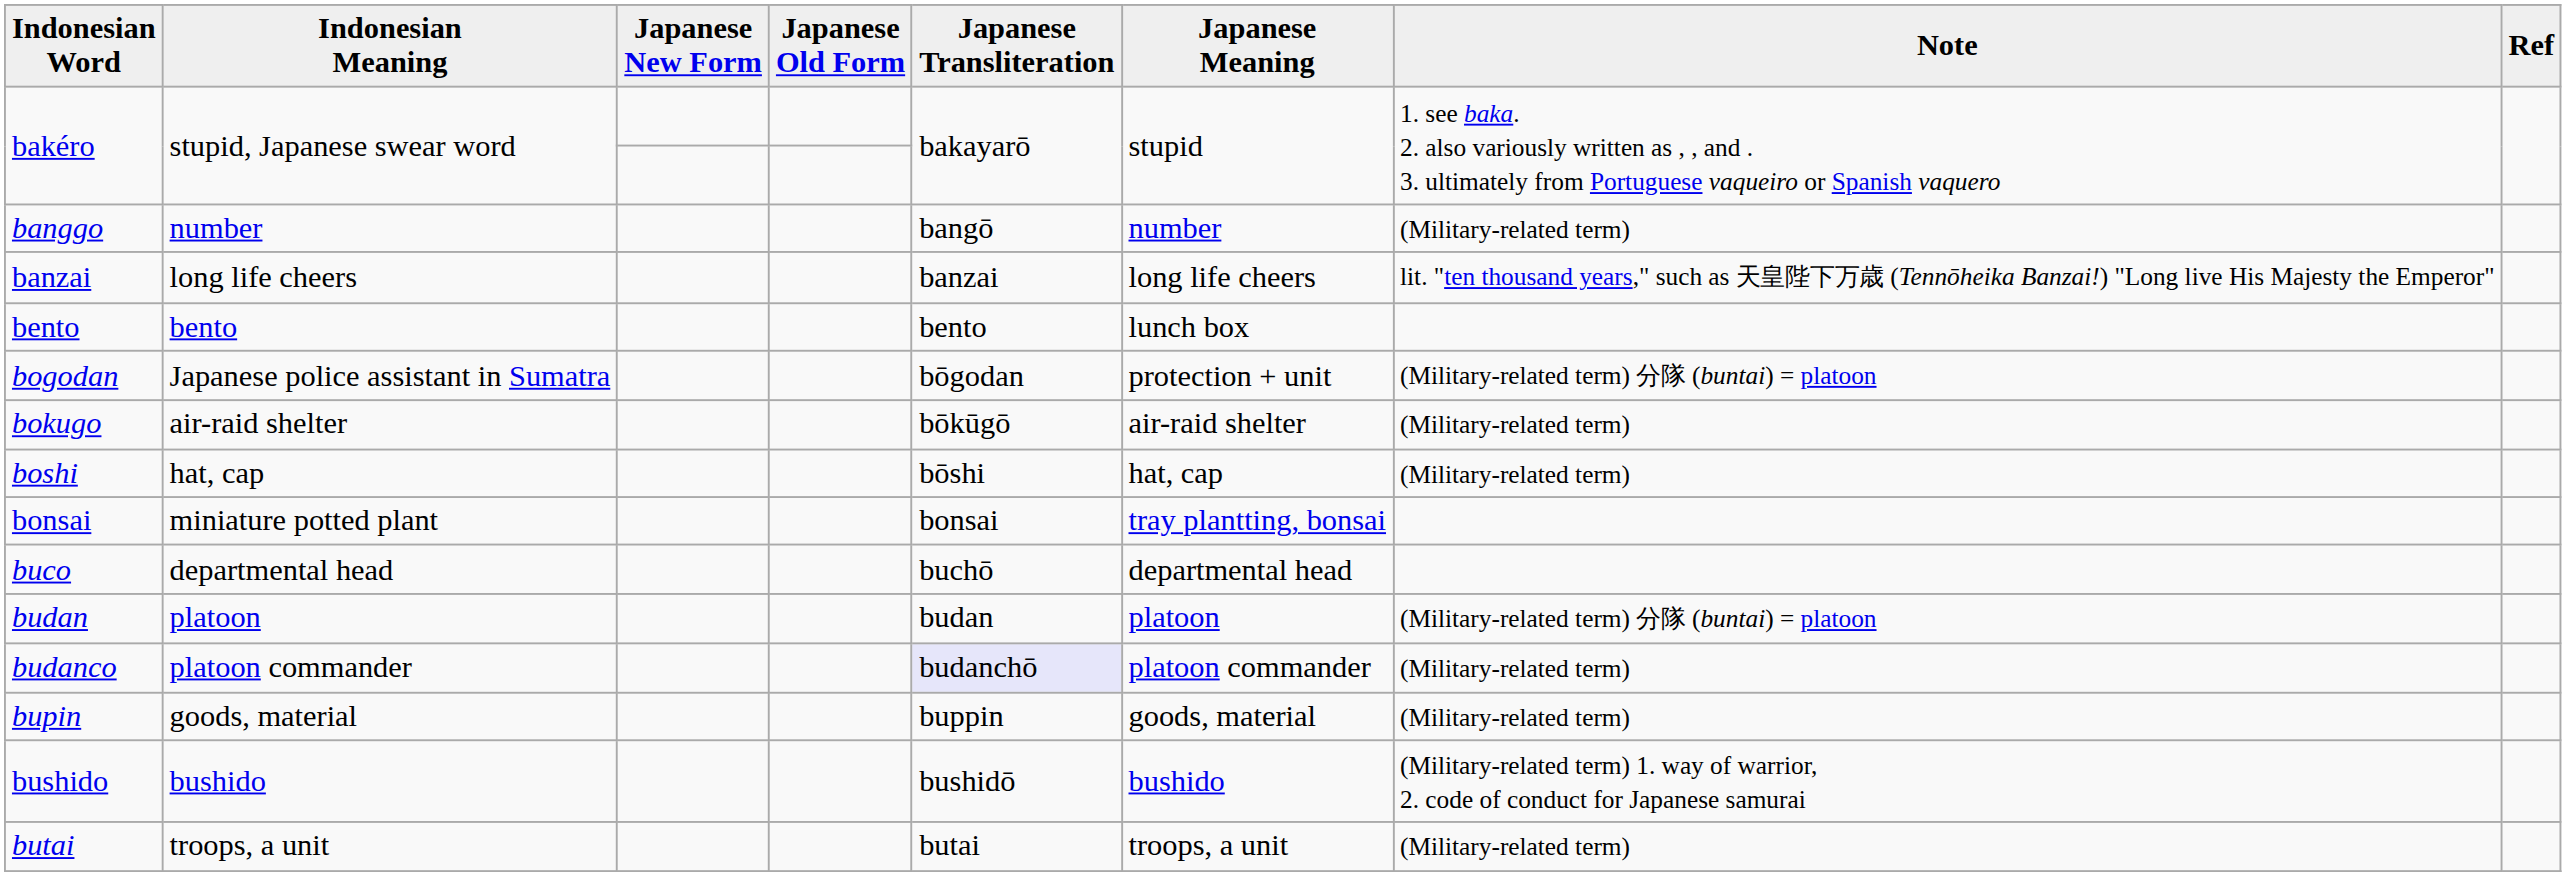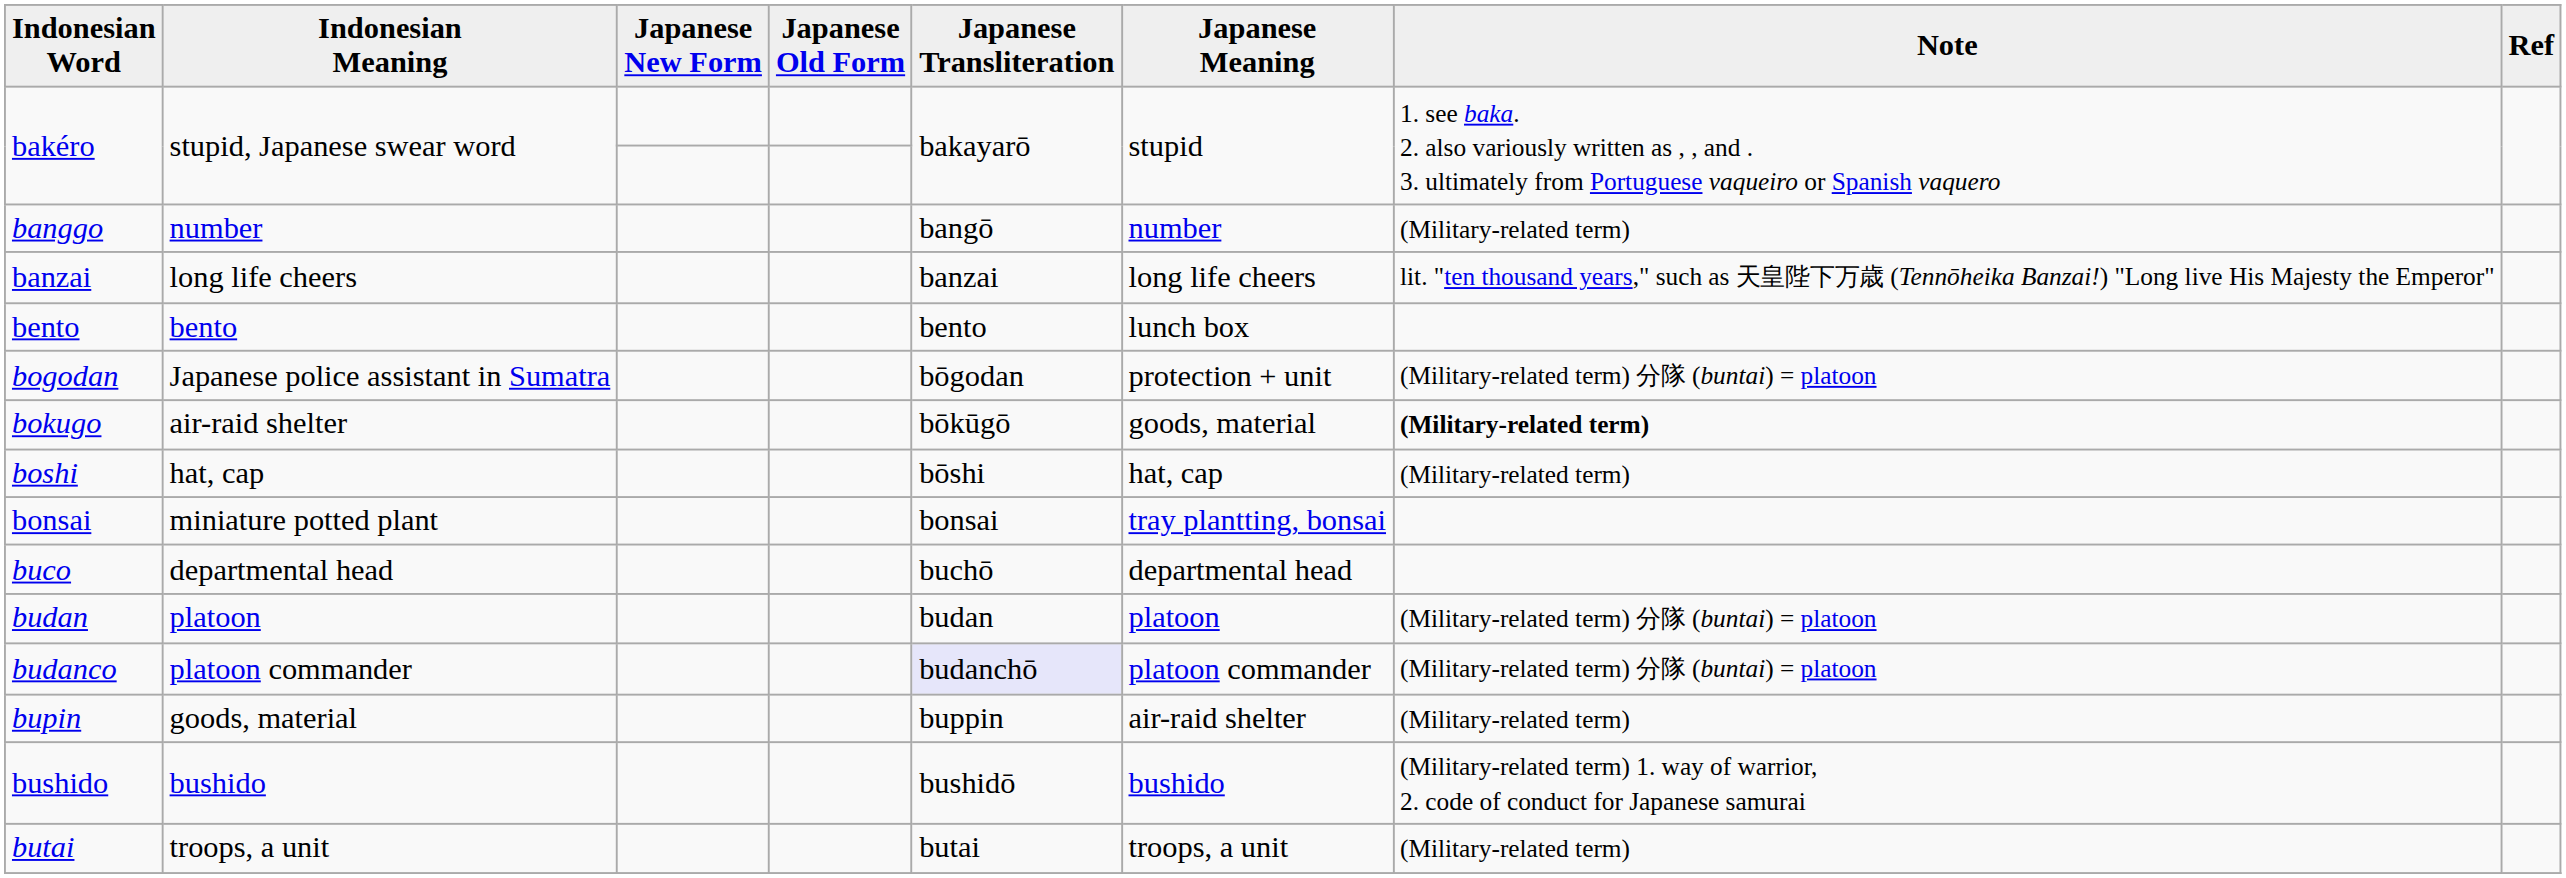(1217, 424) air-raid shelter -> (1222, 424) goods, material
(1515, 426) normal -> (1525, 424) bold
(1515, 669) (Military-related term) -> (1638, 669) (Military-related term) 分隊 (buntai) = platoon
(1222, 715) goods, material -> (1217, 717) air-raid shelter
